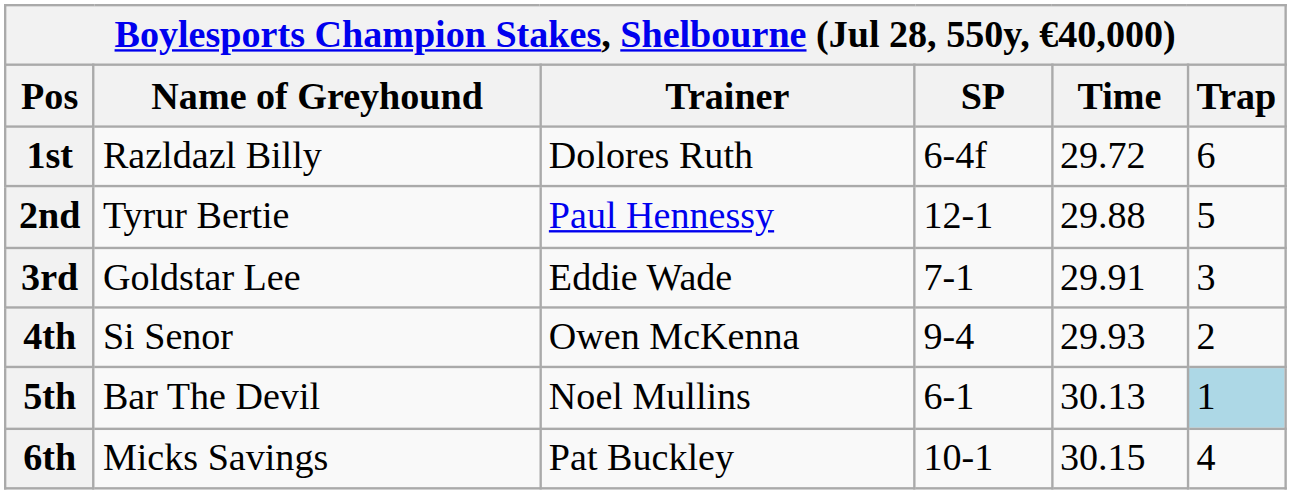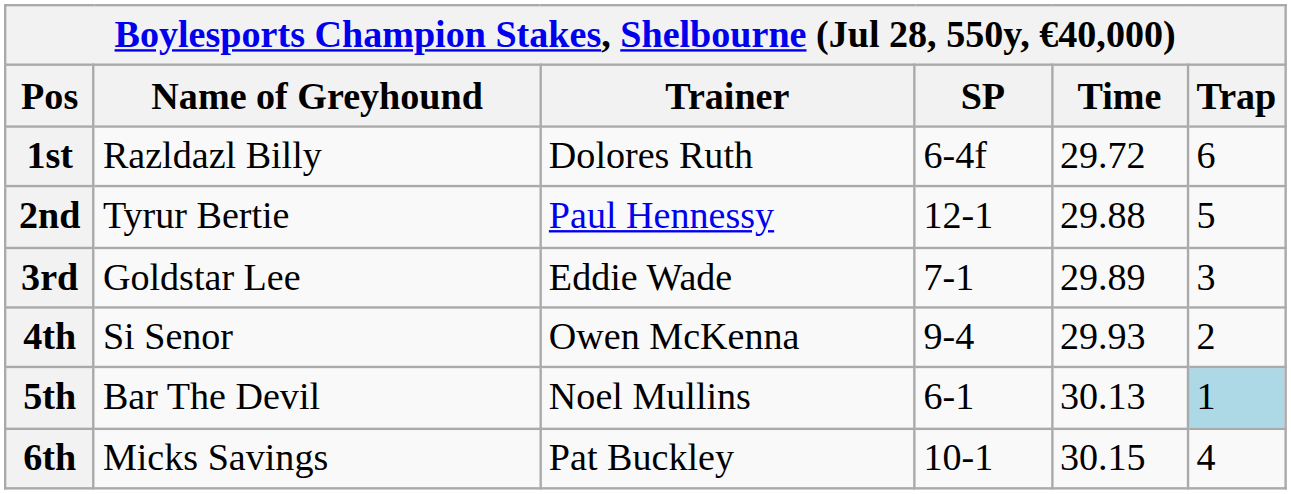(1103, 276) 29.91 -> (1103, 276) 29.89
